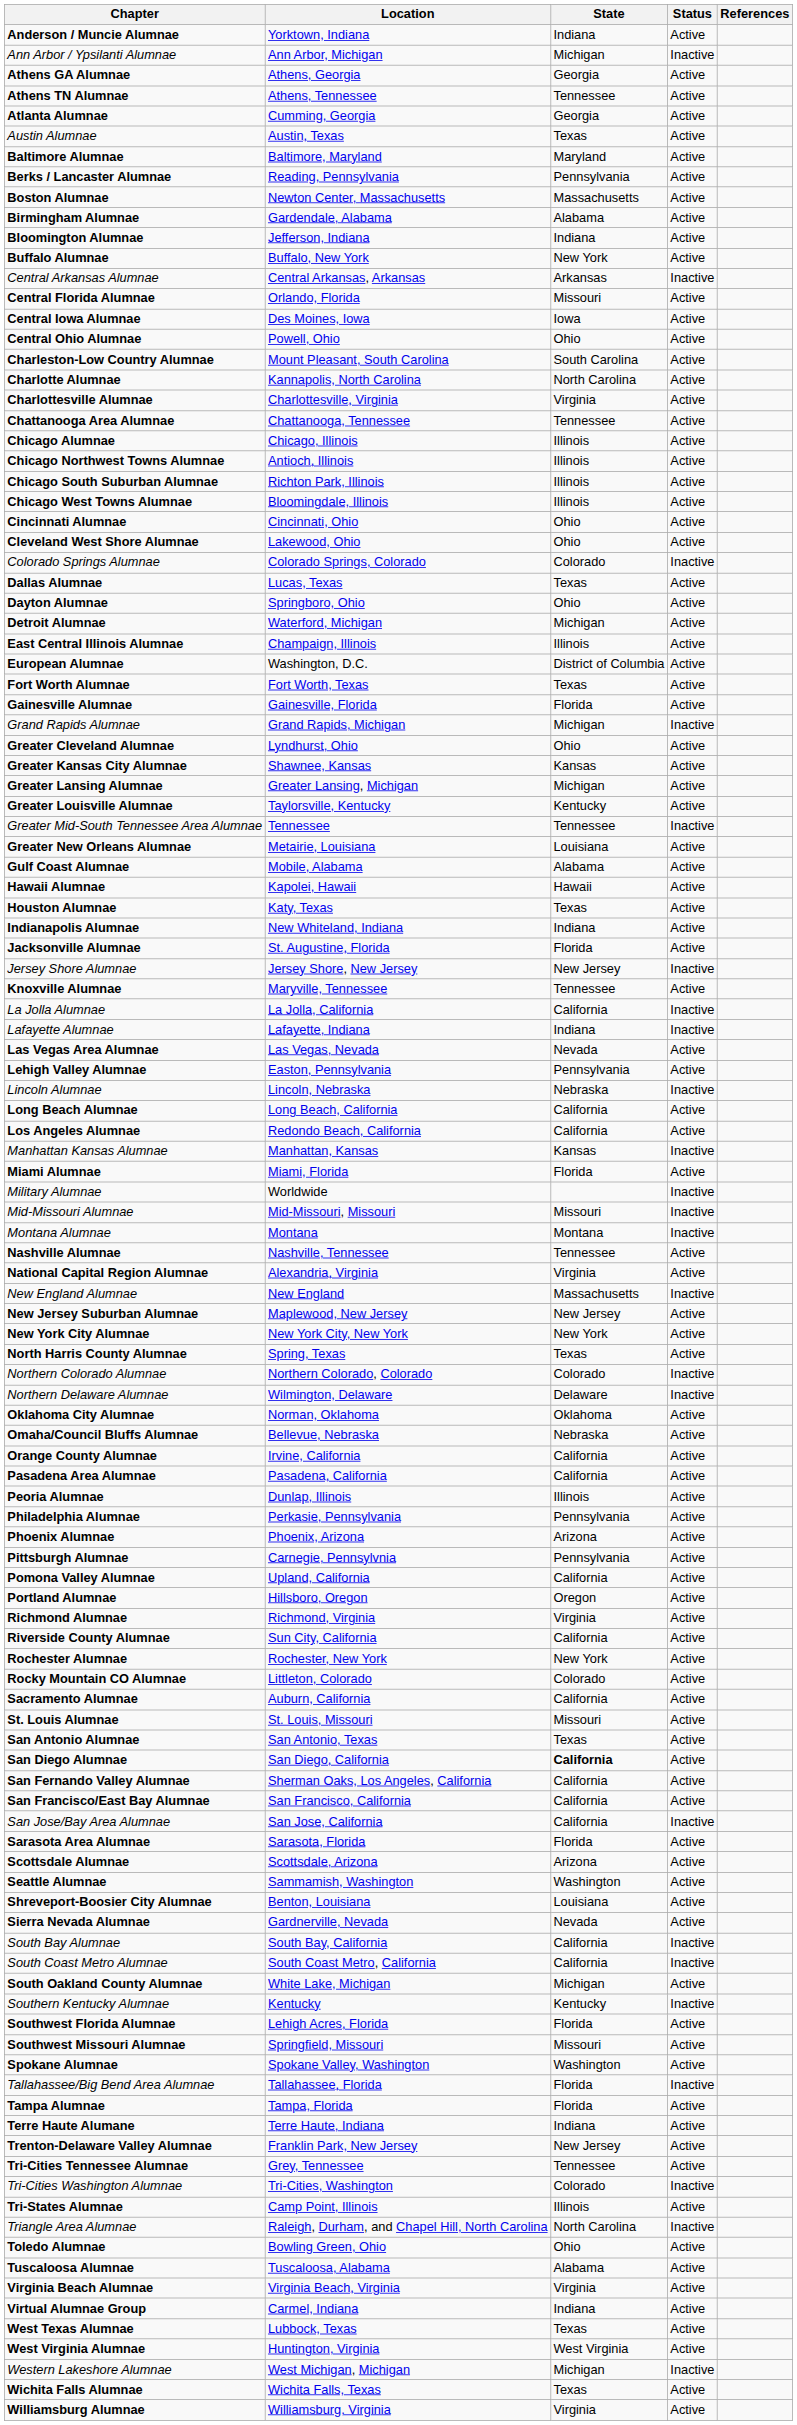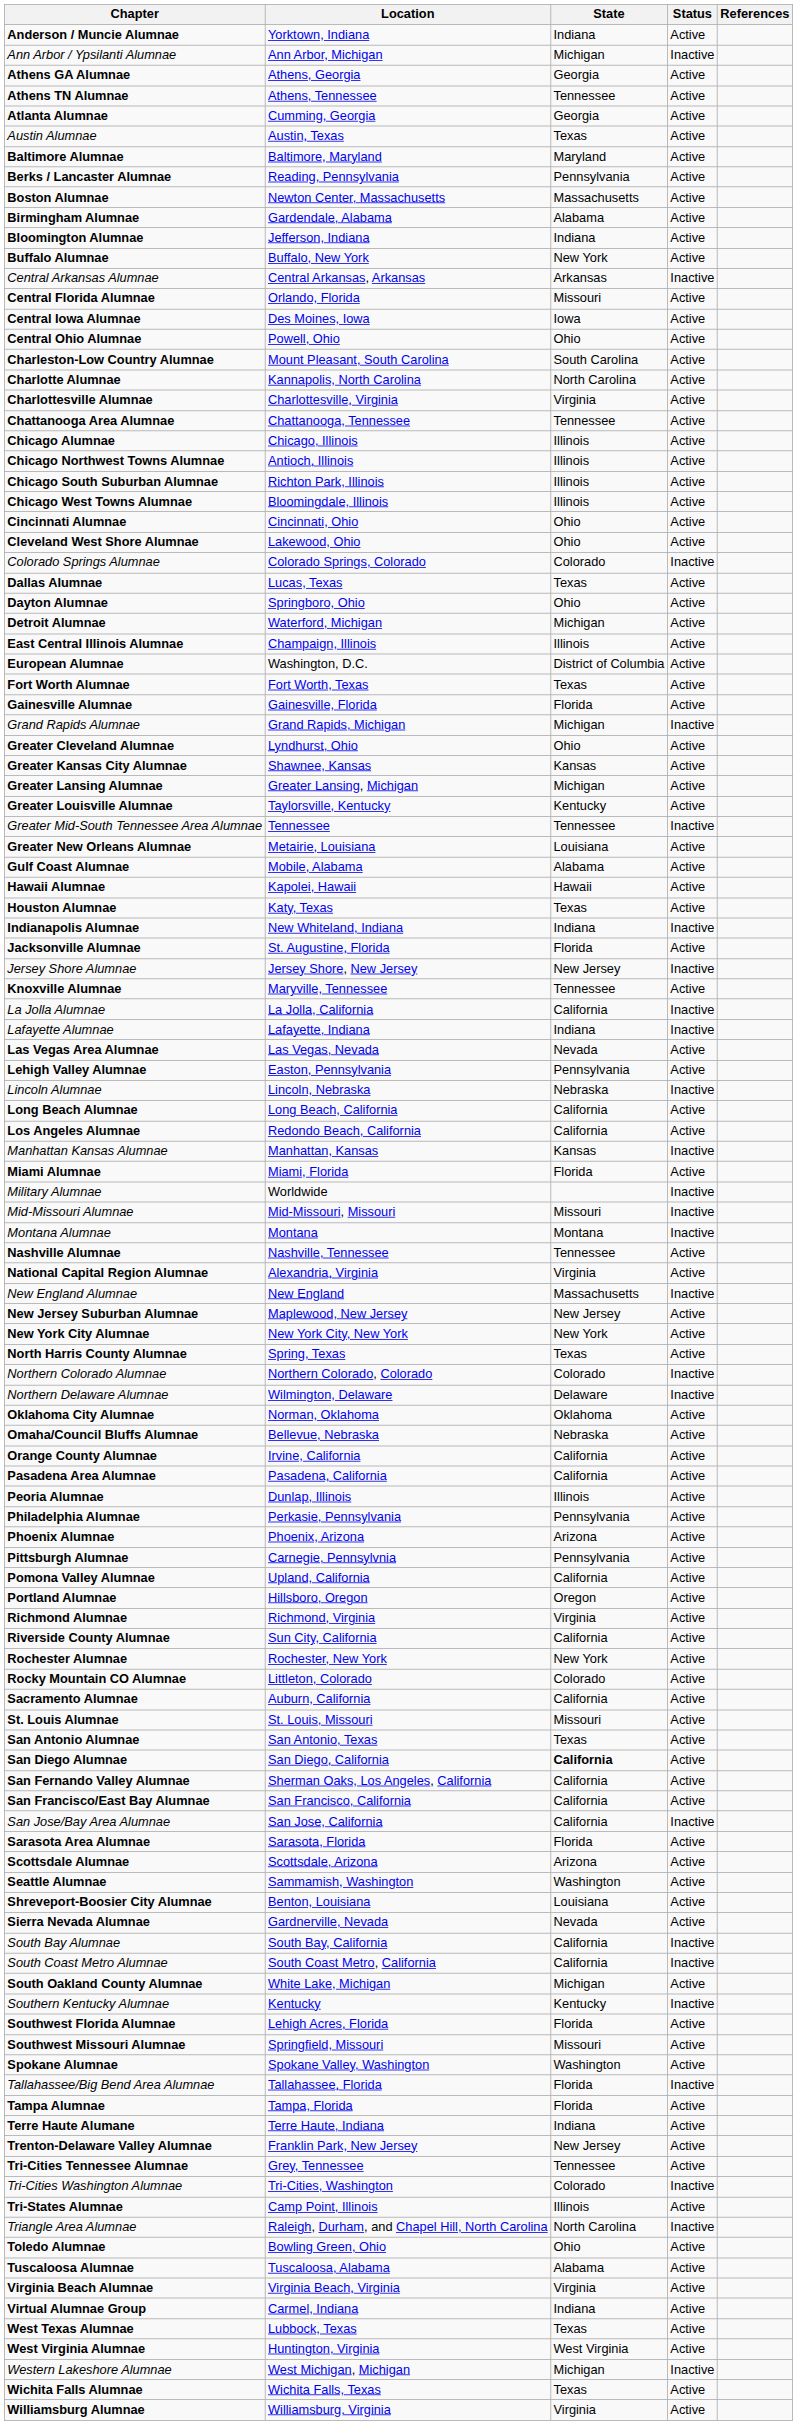(688, 928) Active -> (692, 928) Inactive
